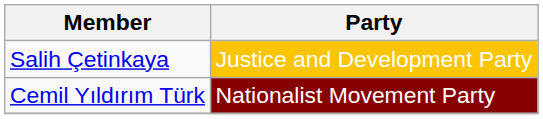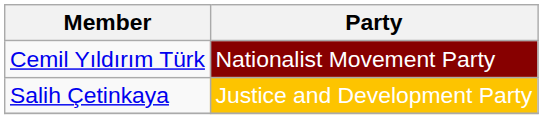rows swapped: (89, 58) <-> (107, 95)
